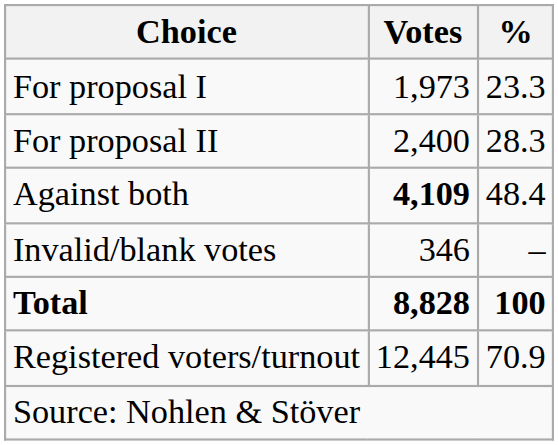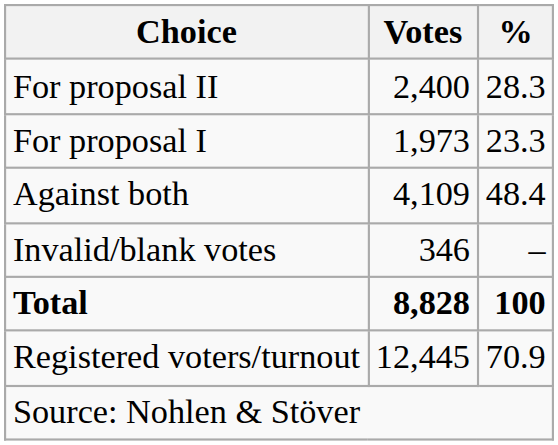rows swapped: (110, 85) <-> (116, 140)
(431, 194) bold -> (431, 194) normal
